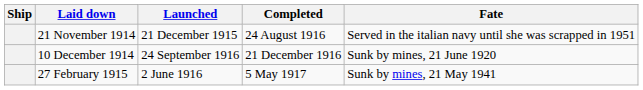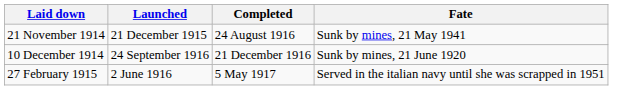- column: (20, 14)
(491, 34) Served in the italian navy until she was scrapped in 1951 -> (391, 34) Sunk by mines, 21 May 1941
(422, 74) Sunk by mines, 21 May 1941 -> (461, 74) Served in the italian navy until she was scrapped in 1951
